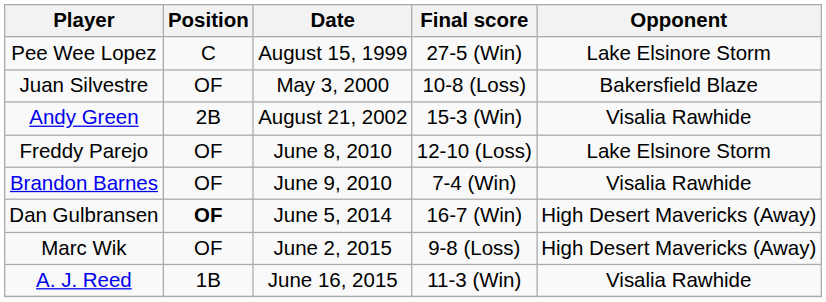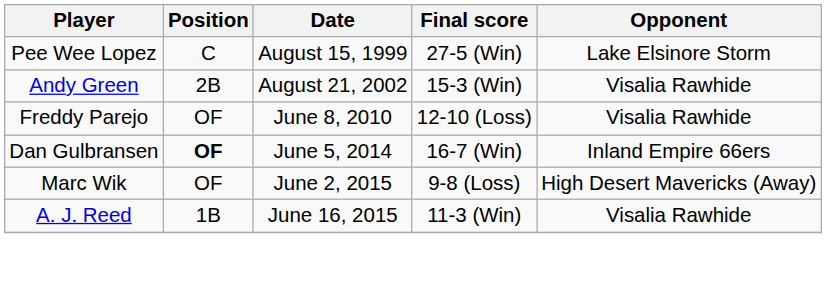- row: (84, 85)
(679, 150) Lake Elsinore Storm -> (679, 118) Visalia Rawhide
- row: (84, 183)
(679, 215) High Desert Mavericks (Away) -> (679, 150) Inland Empire 66ers
